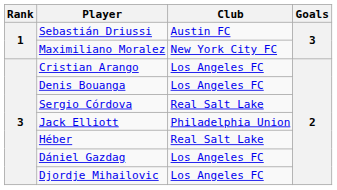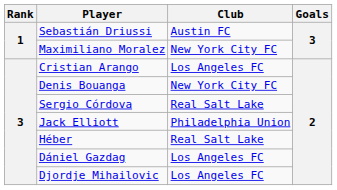(217, 85) Los Angeles FC -> (224, 85) New York City FC
